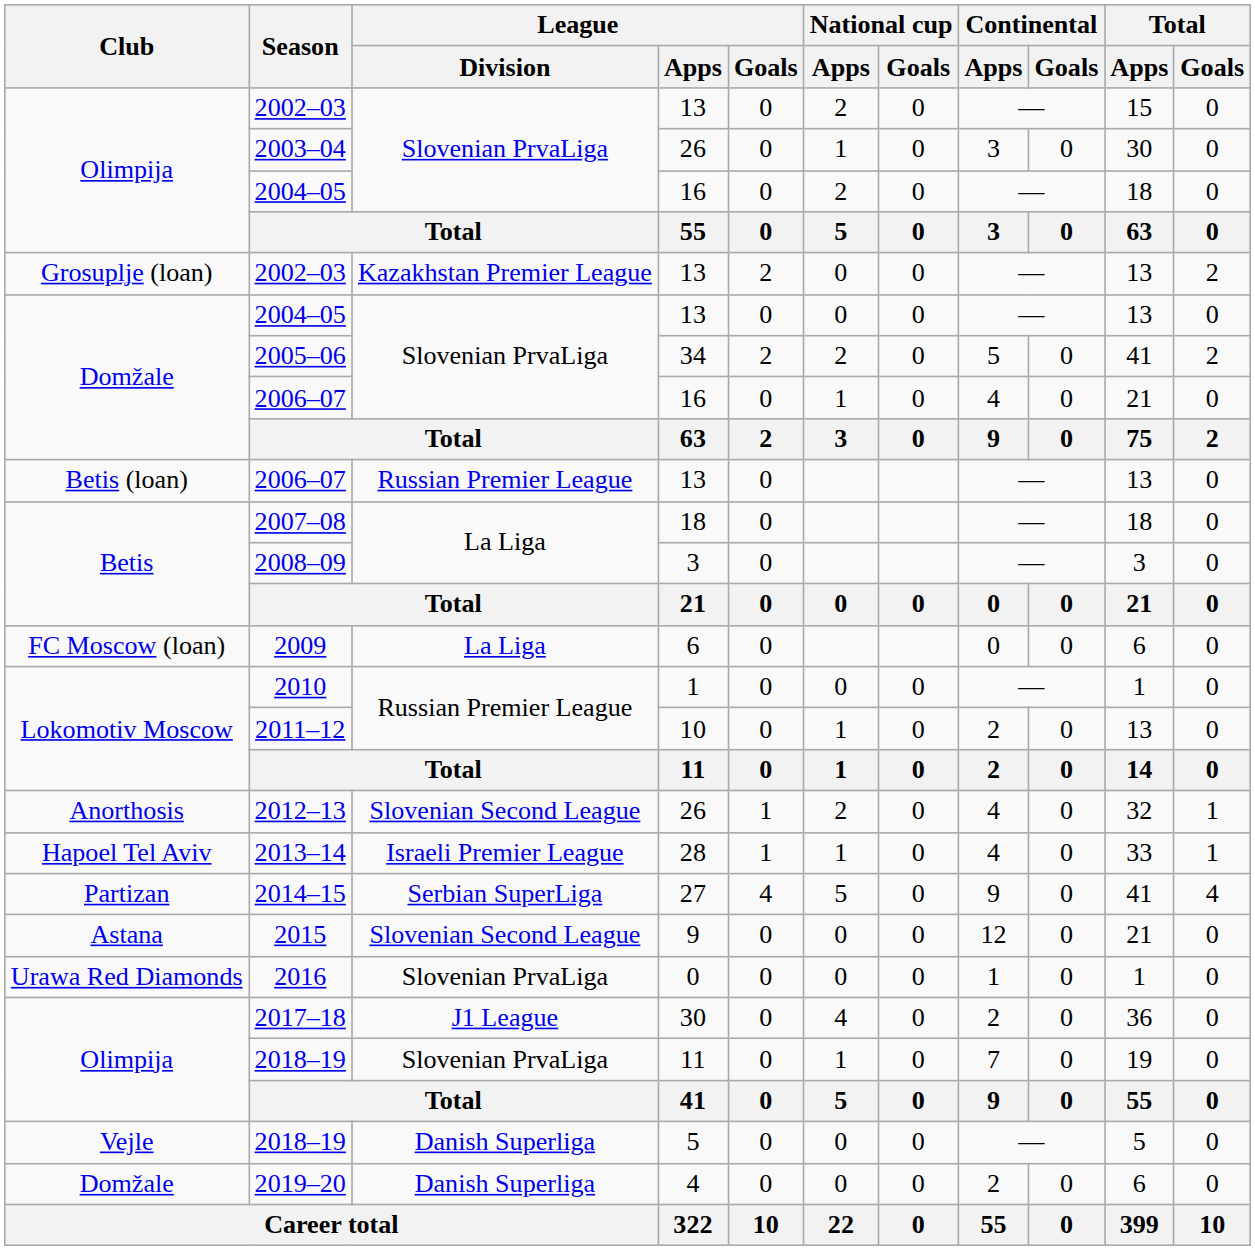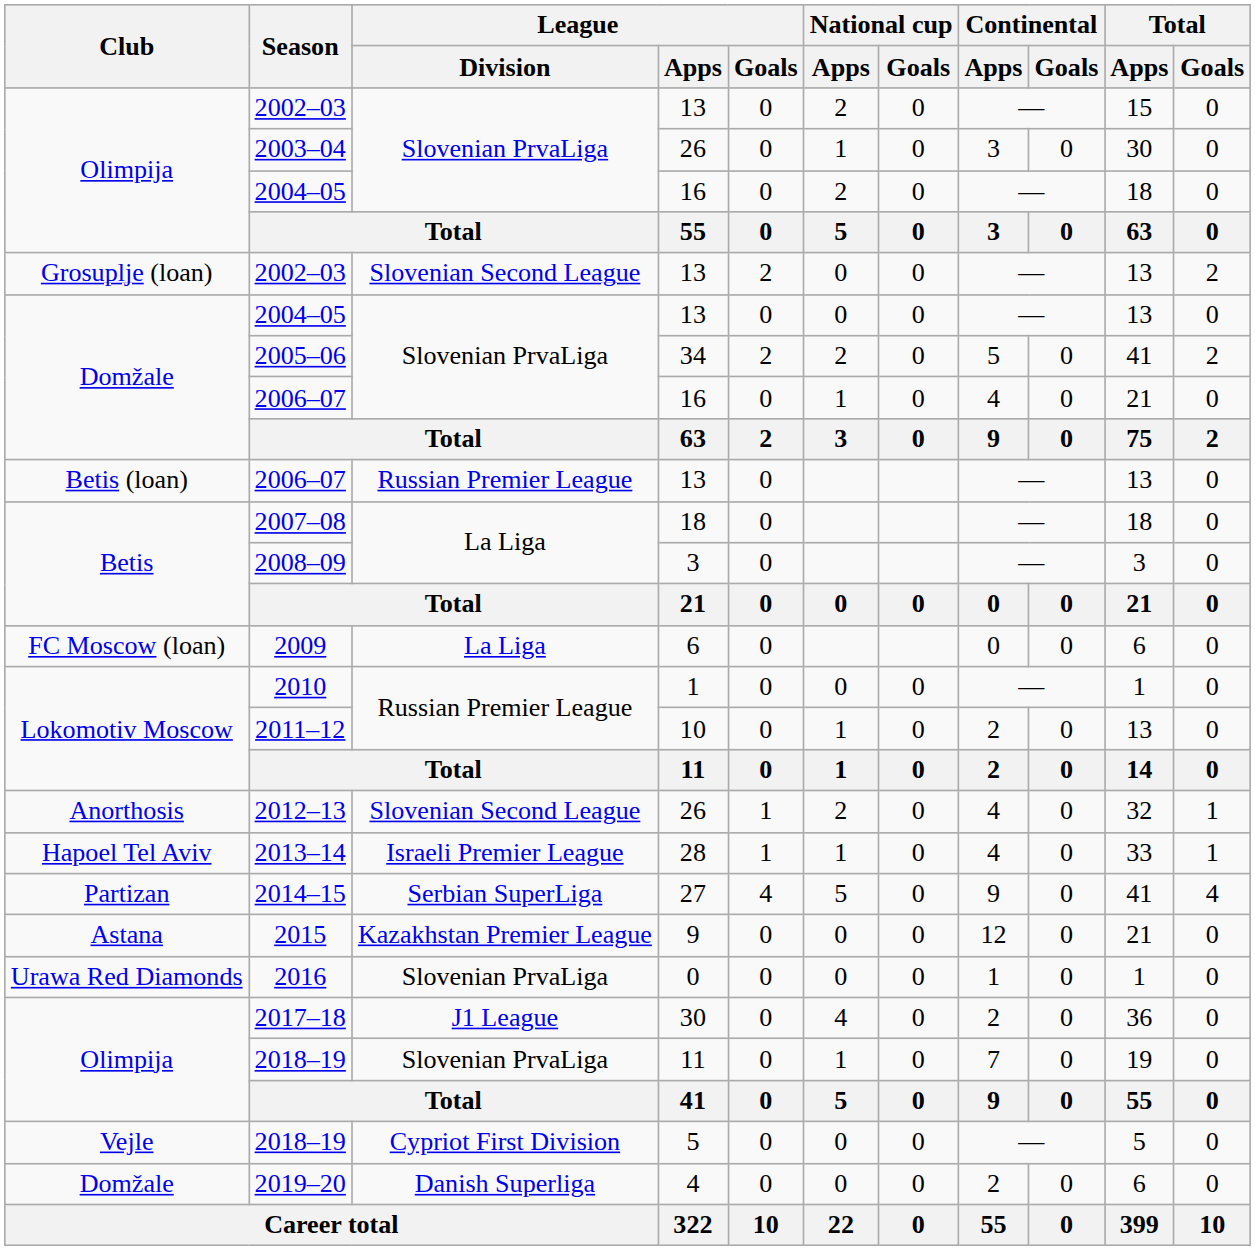(505, 273) Kazakhstan Premier League -> (505, 273) Slovenian Second League
(505, 935) Slovenian Second League -> (505, 935) Kazakhstan Premier League
(505, 1141) Danish Superliga -> (505, 1141) Cypriot First Division
